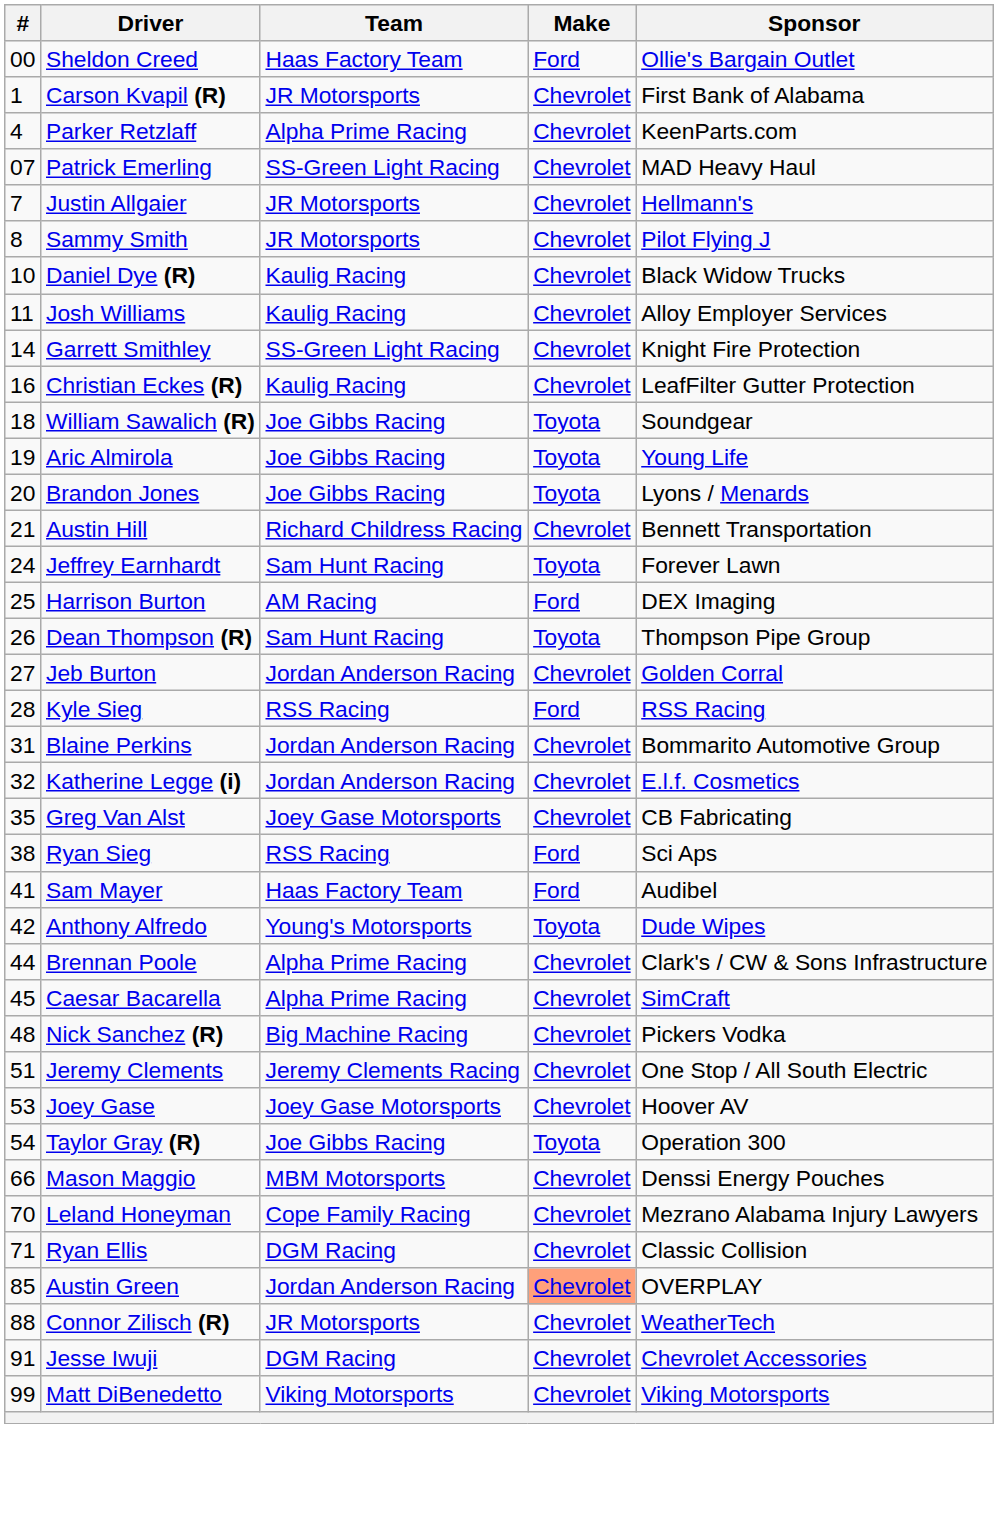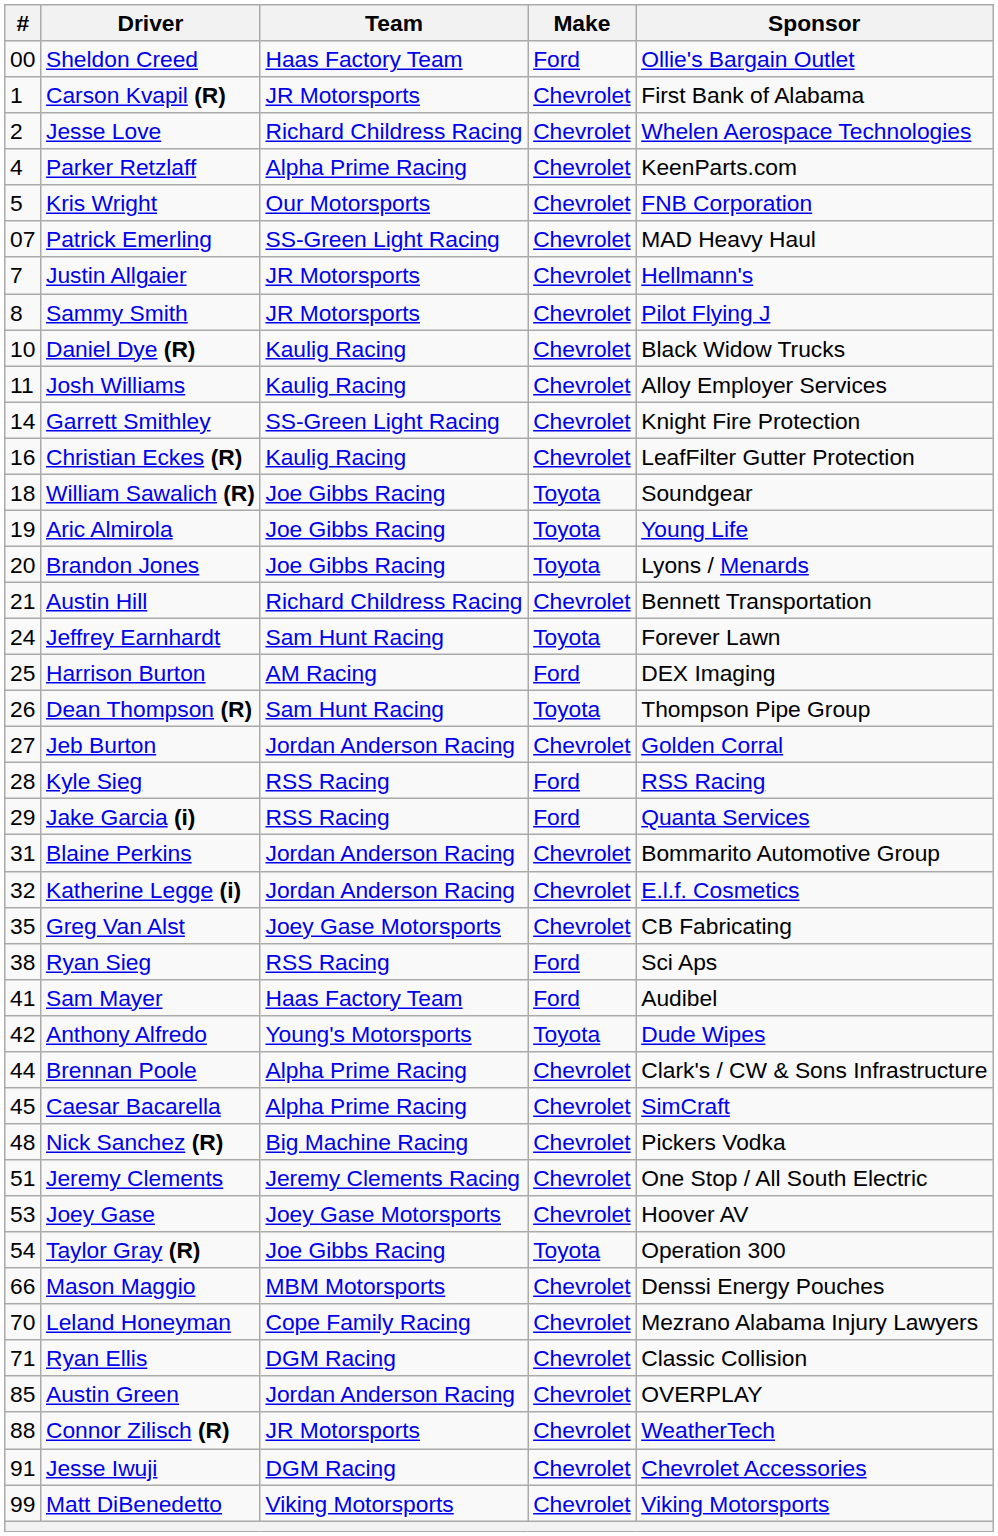+ row: (104, 131)
+ row: (101, 203)
+ row: (121, 817)
(582, 1286) lightsalmon background -> (582, 1395) no background
